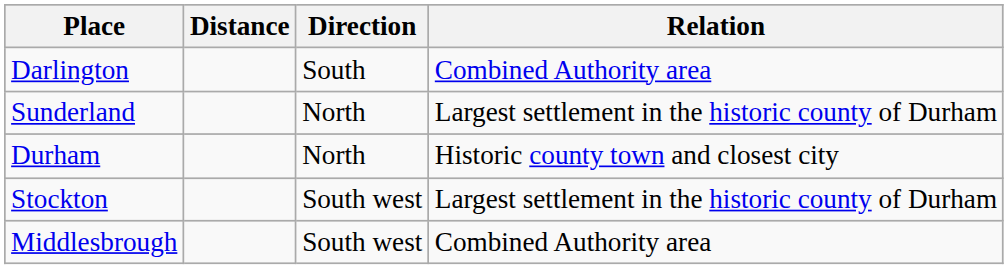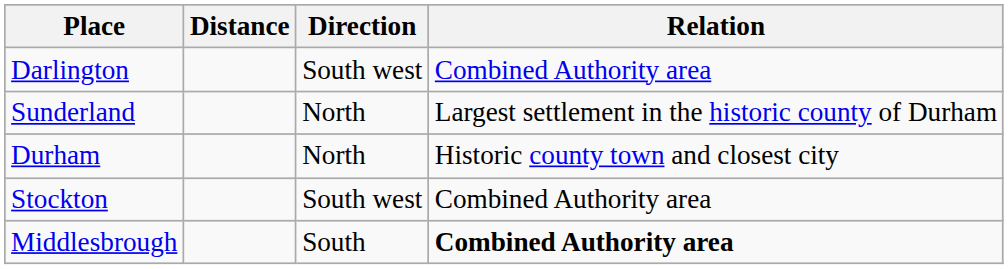(334, 69) South -> (362, 69) South west
(716, 198) Largest settlement in the historic county of Durham -> (573, 198) Combined Authority area
(362, 241) South west -> (334, 241) South
(573, 241) normal -> (584, 241) bold
